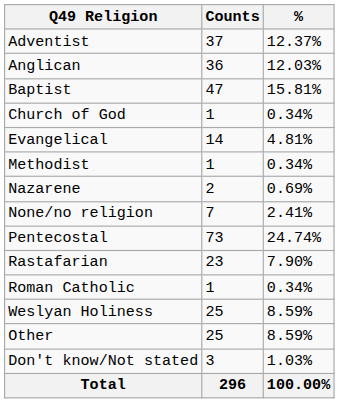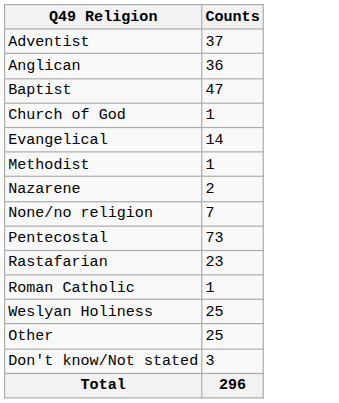- column: (299, 17)
